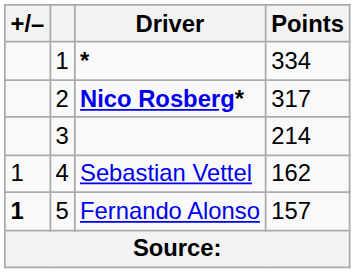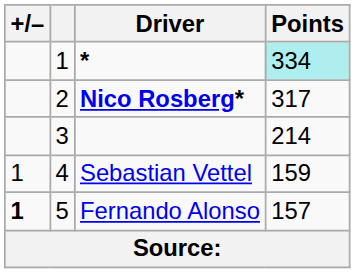(291, 61) no background -> (291, 61) paleturquoise background
(291, 173) 162 -> (291, 173) 159
